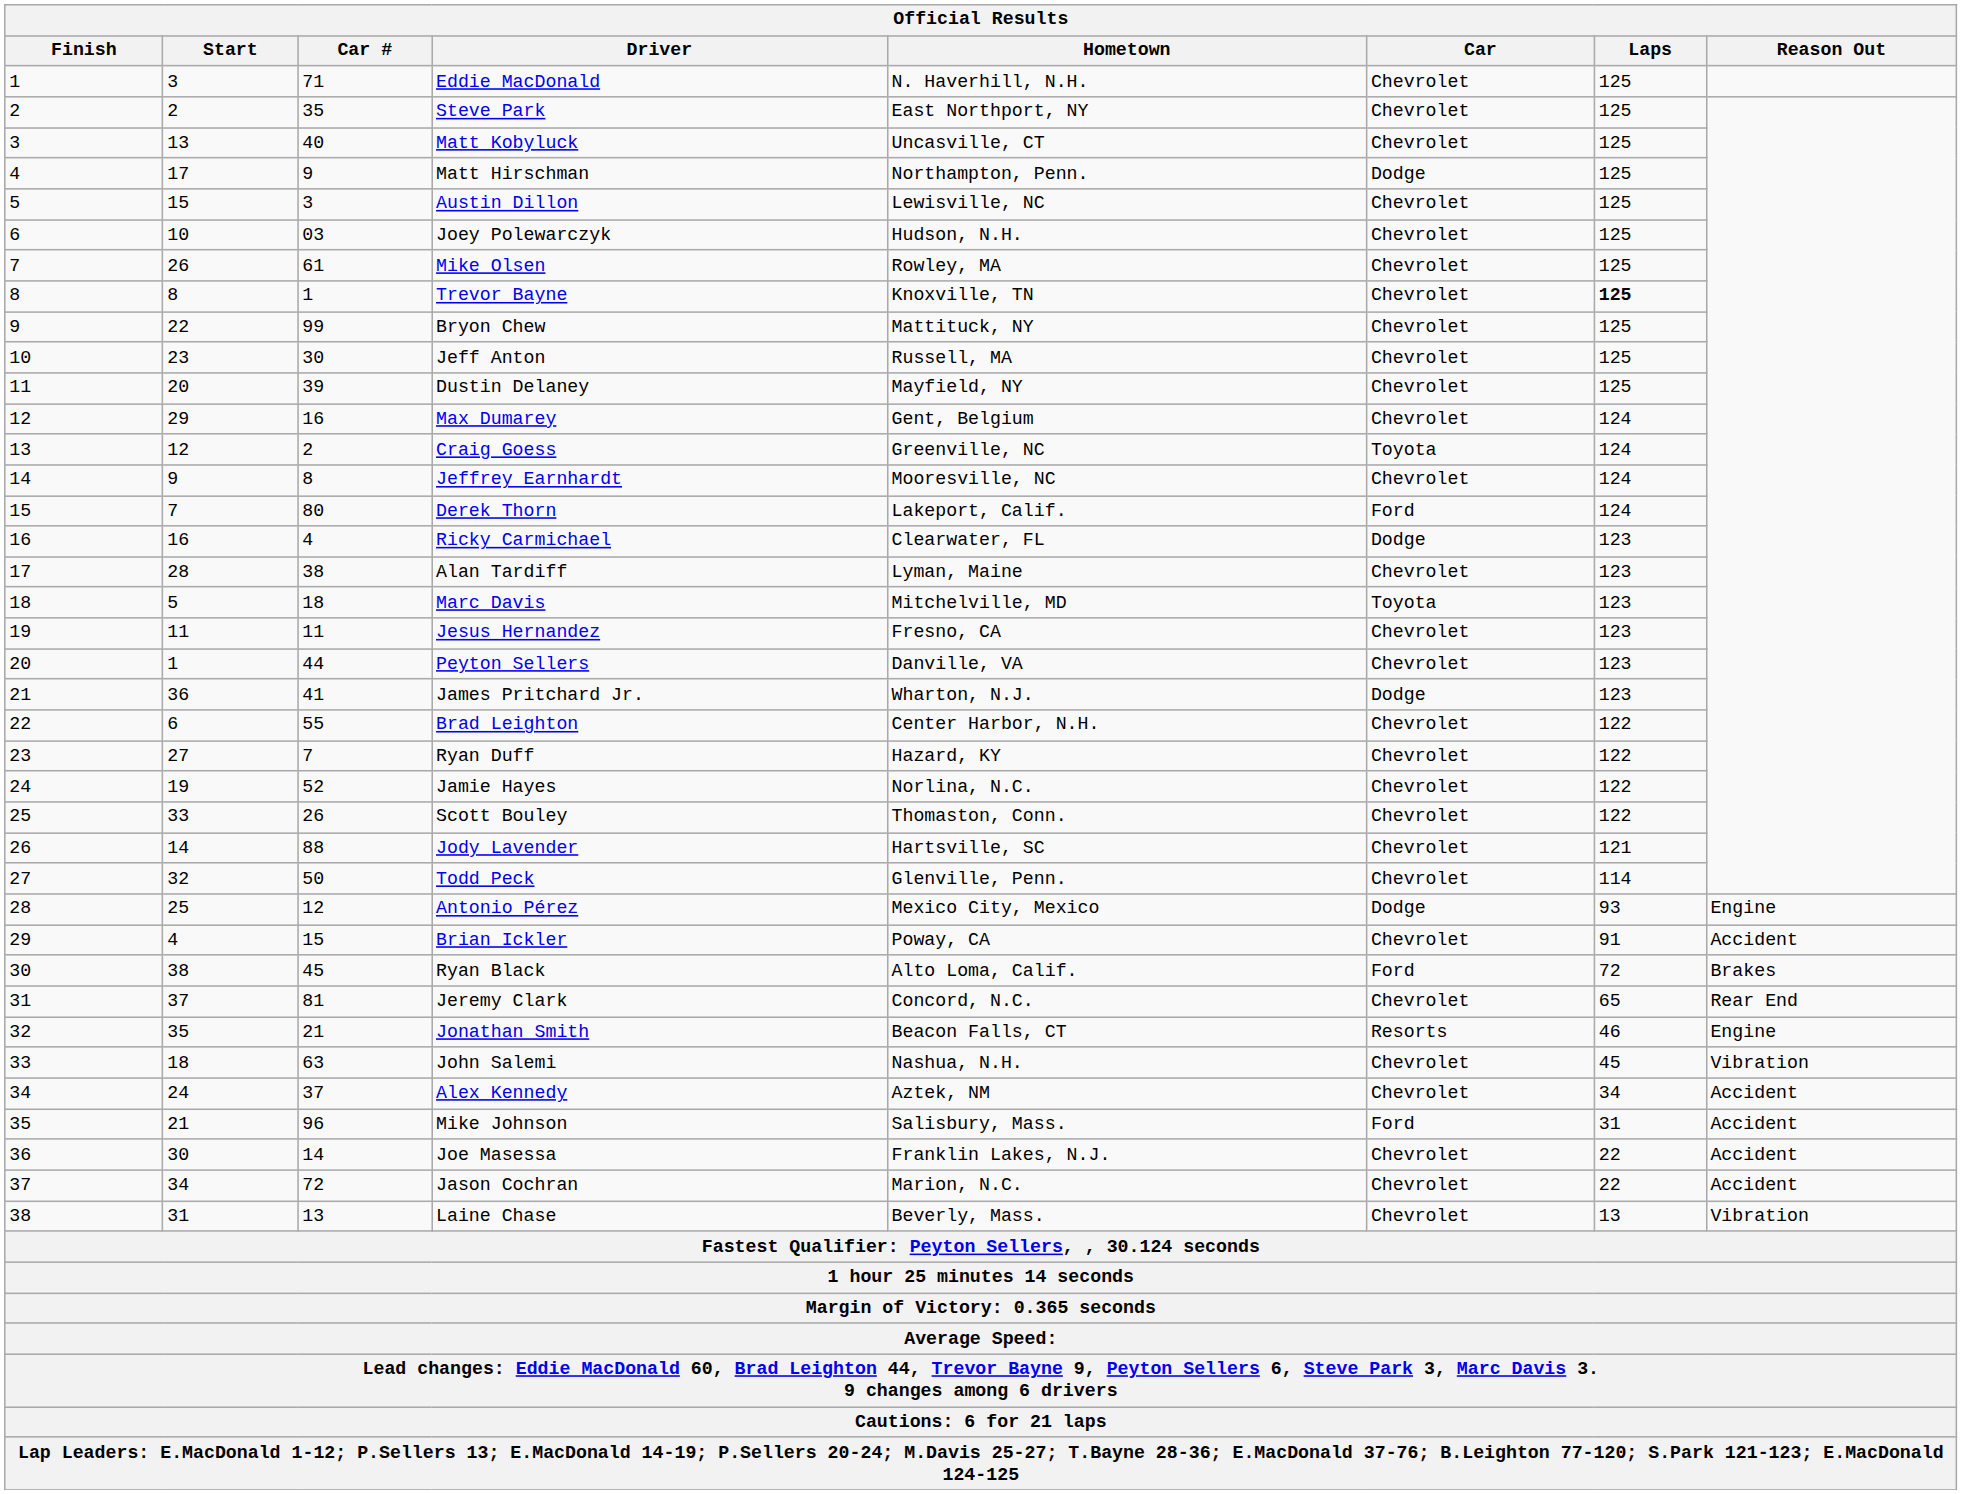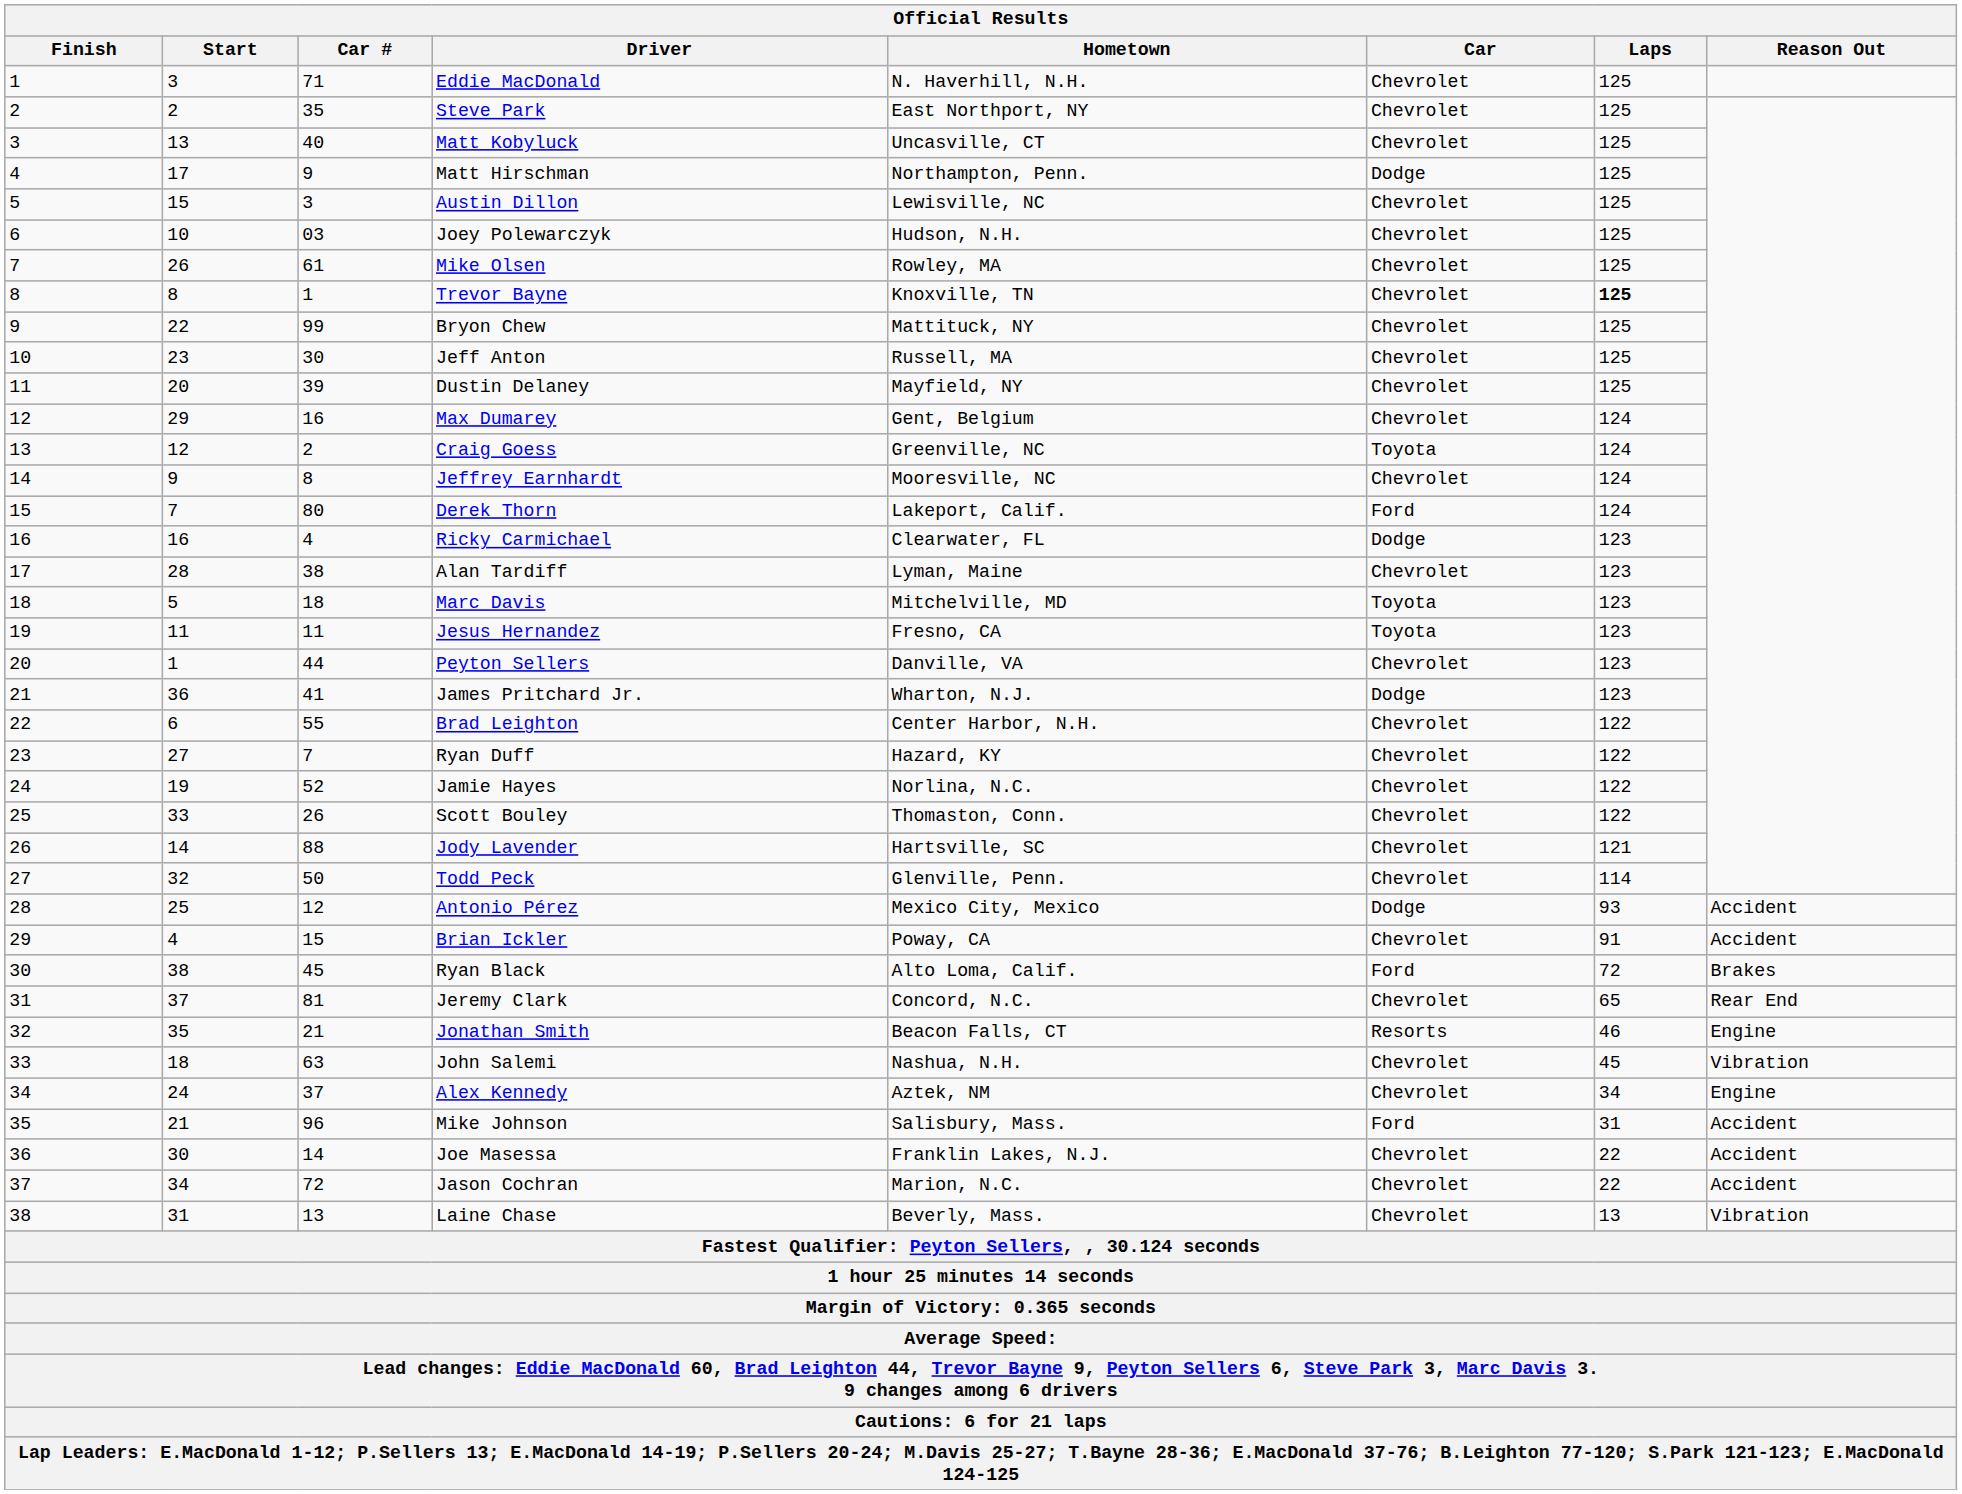(1420, 633) Chevrolet -> (1404, 633) Toyota
(1743, 909) Engine -> (1754, 909) Accident
(1754, 1093) Accident -> (1743, 1093) Engine
